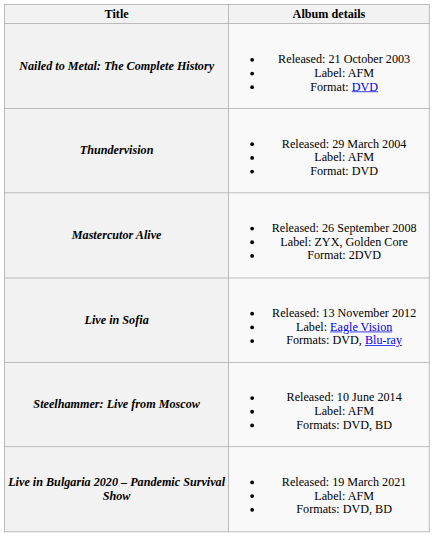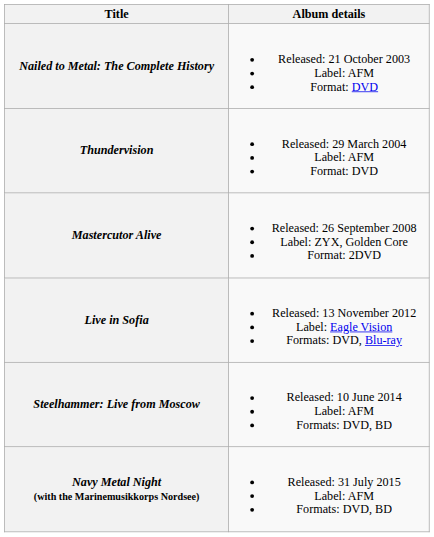+ row: (117, 489)
- row: (117, 489)
